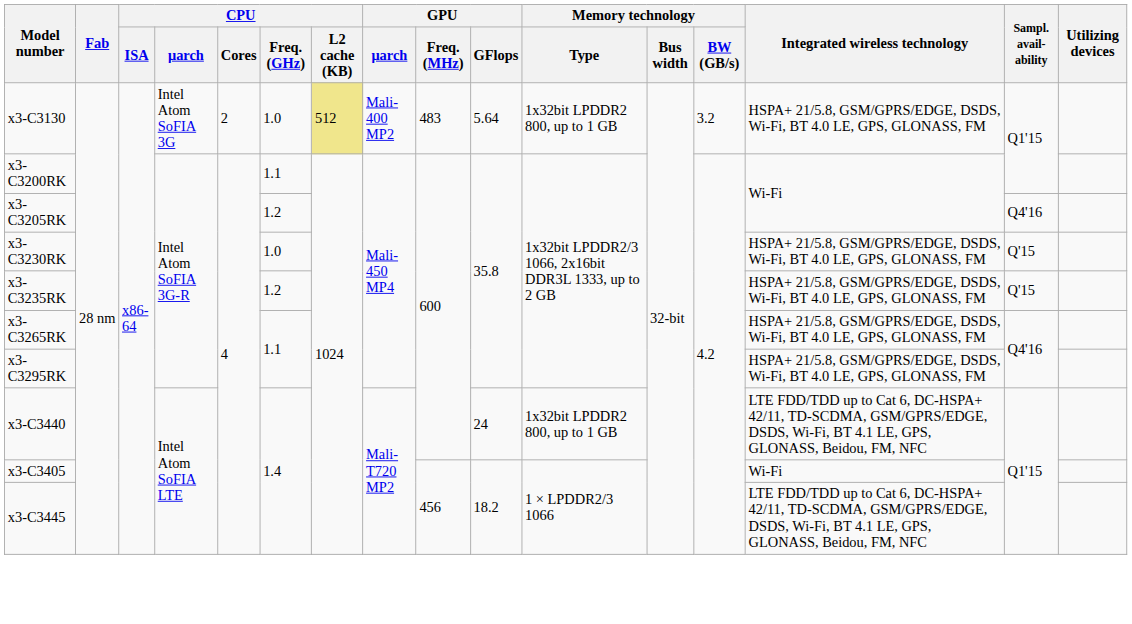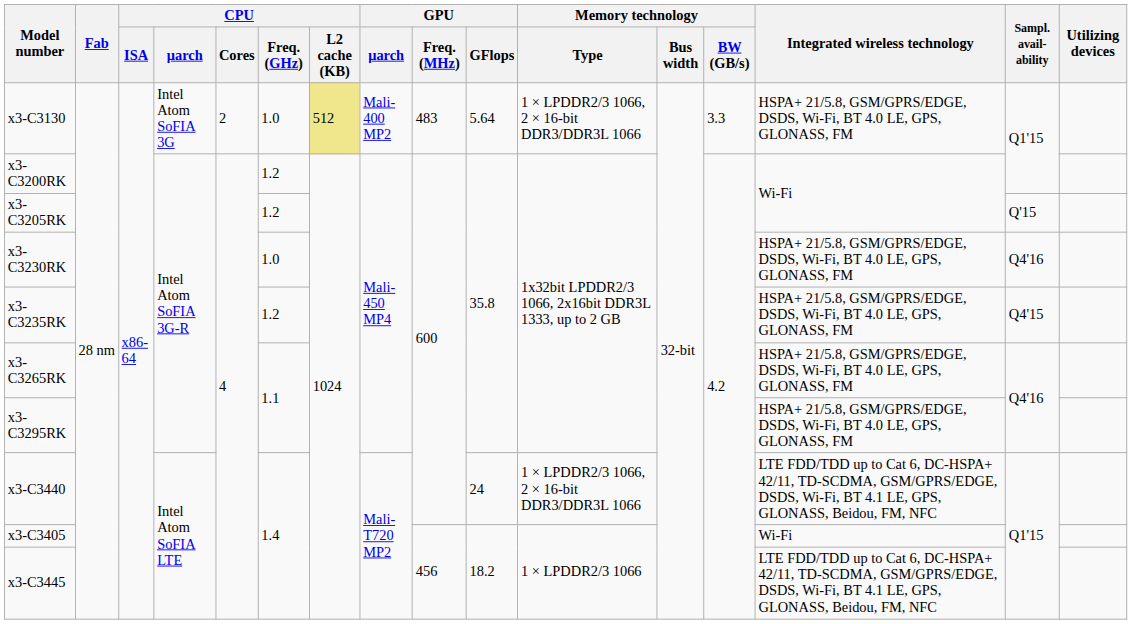(576, 118) 1x32bit LPDDR2 800, up to 1 GB -> (583, 118) 1 × LPDDR2/3 1066, 2 × 16-bit DDR3/DDR3L 1066
(706, 118) 3.2 -> (716, 118) 3.3
(272, 173) 1.1 -> (270, 173) 1.2
(1025, 212) Q4'16 -> (1022, 212) Q'15
(1021, 251) Q'15 -> (1026, 259) Q4'16
(1021, 290) Q'15 -> (1026, 314) Q4'15
(576, 423) 1x32bit LPDDR2 800, up to 1 GB -> (583, 488) 1 × LPDDR2/3 1066, 2 × 16-bit DDR3/DDR3L 1066
